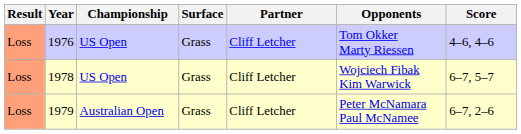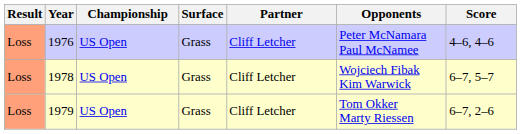(376, 42) Tom Okker Marty Riessen -> (383, 42) Peter McNamara Paul McNamee
(122, 111) Australian Open -> (103, 111) US Open
(383, 111) Peter McNamara Paul McNamee -> (376, 111) Tom Okker Marty Riessen
